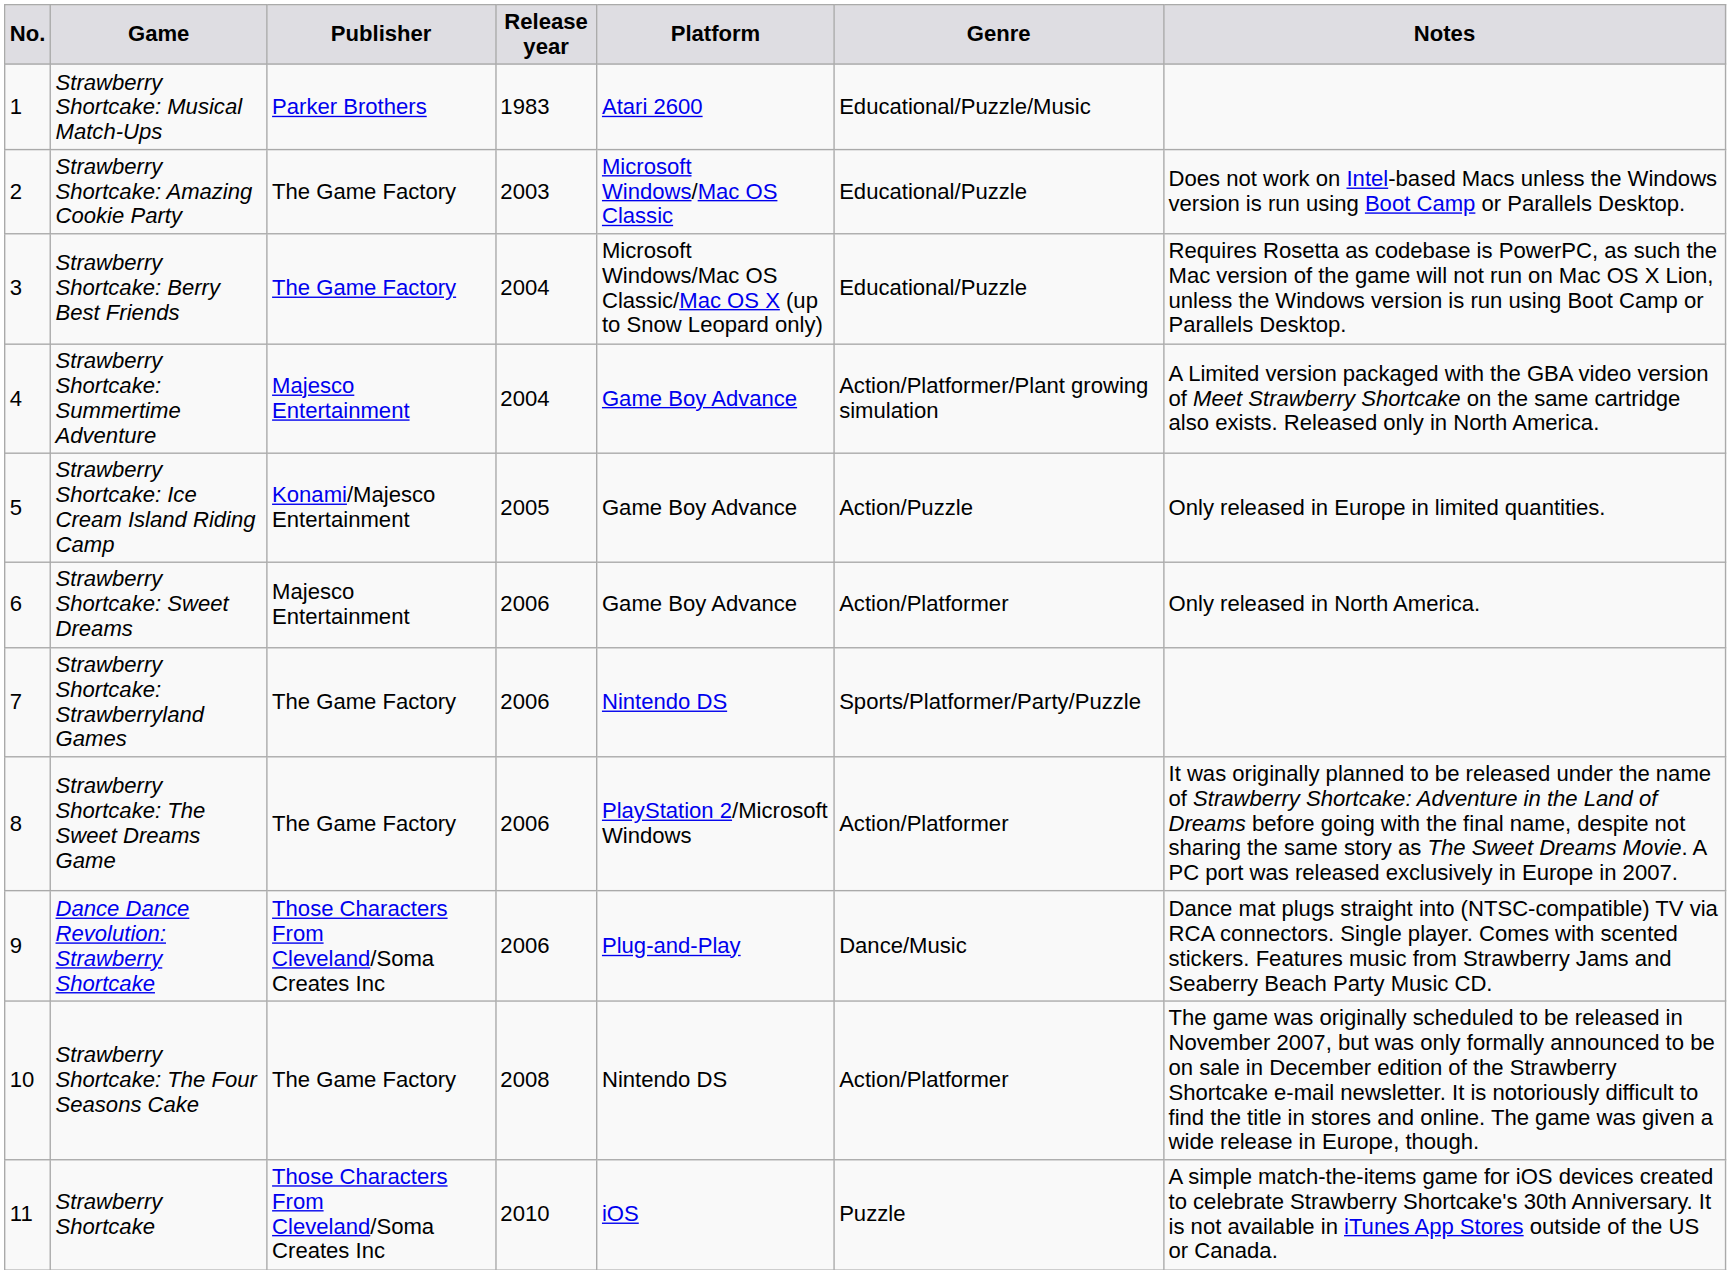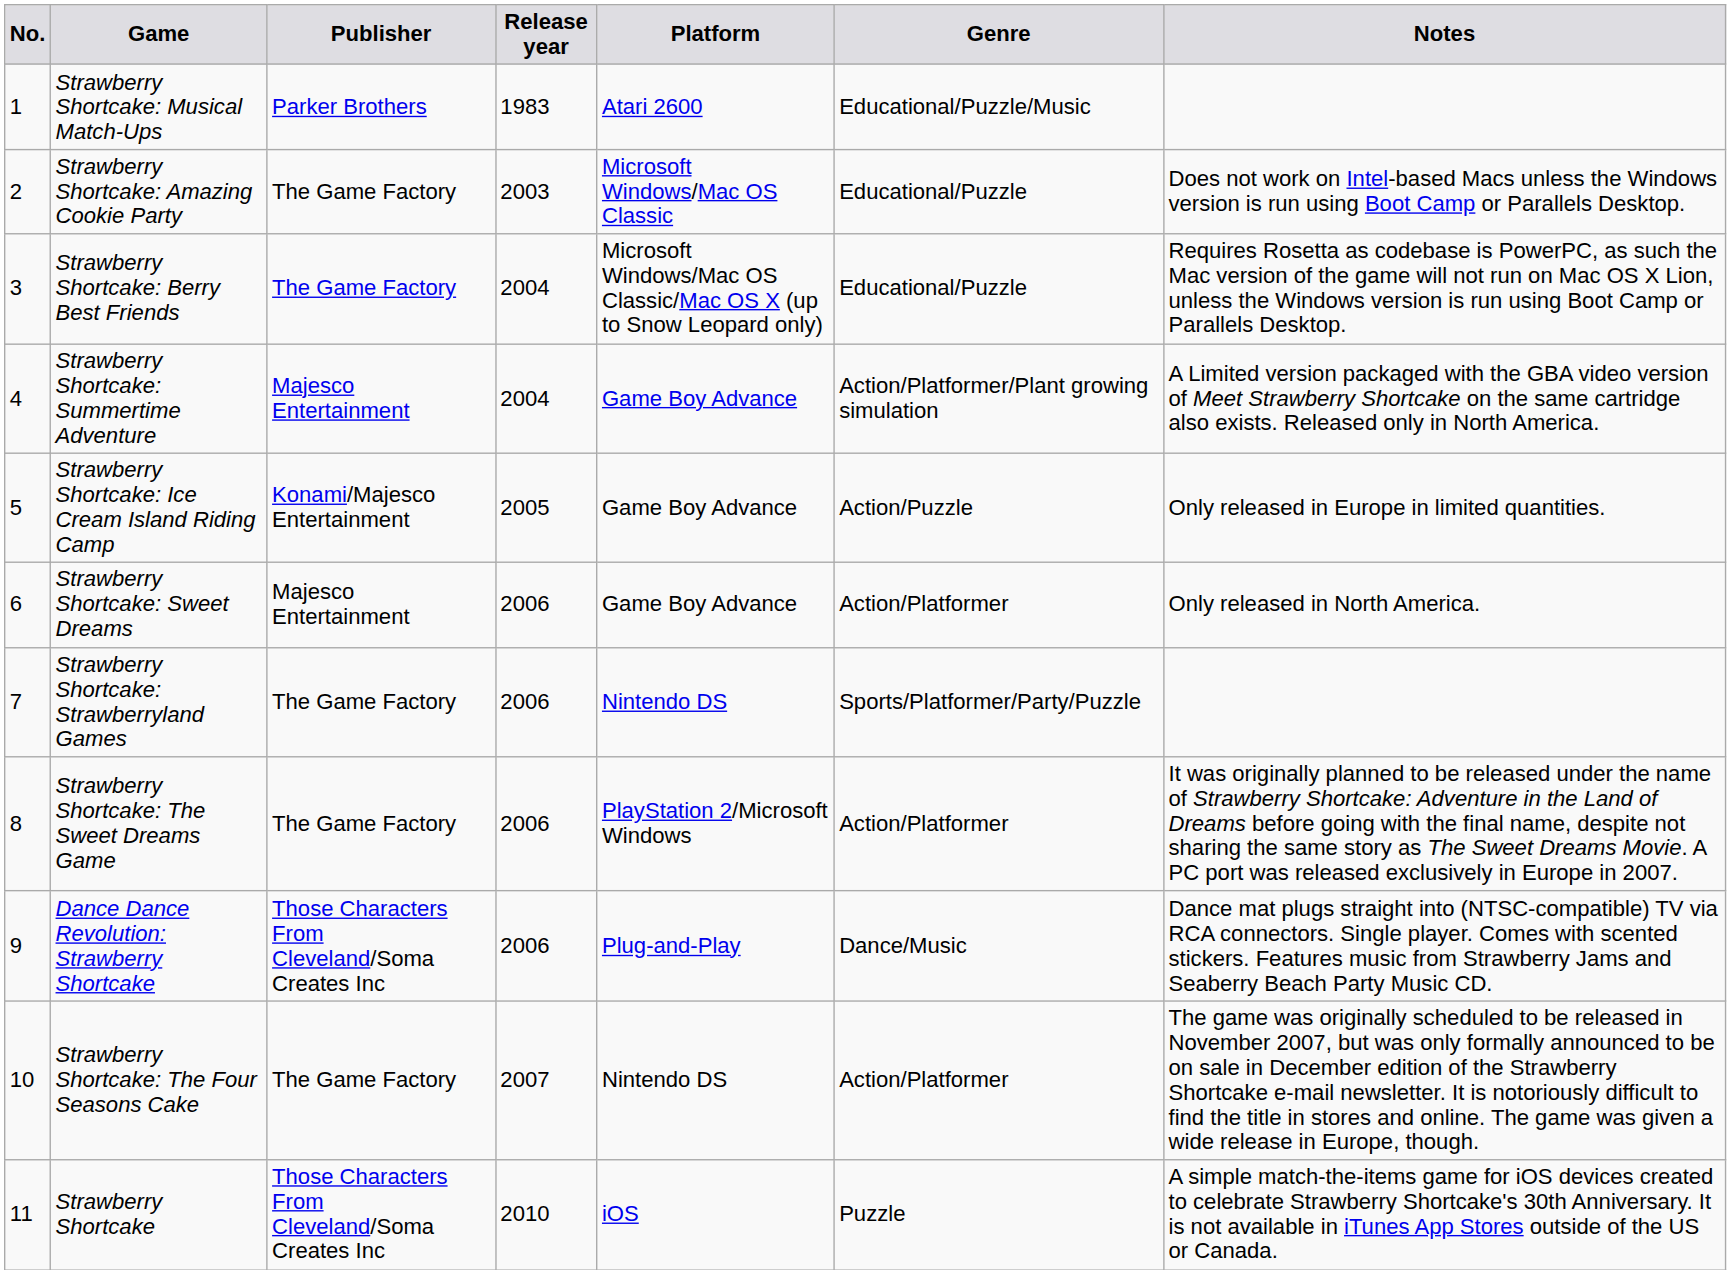(525, 1080) 2008 -> (525, 1080) 2007
